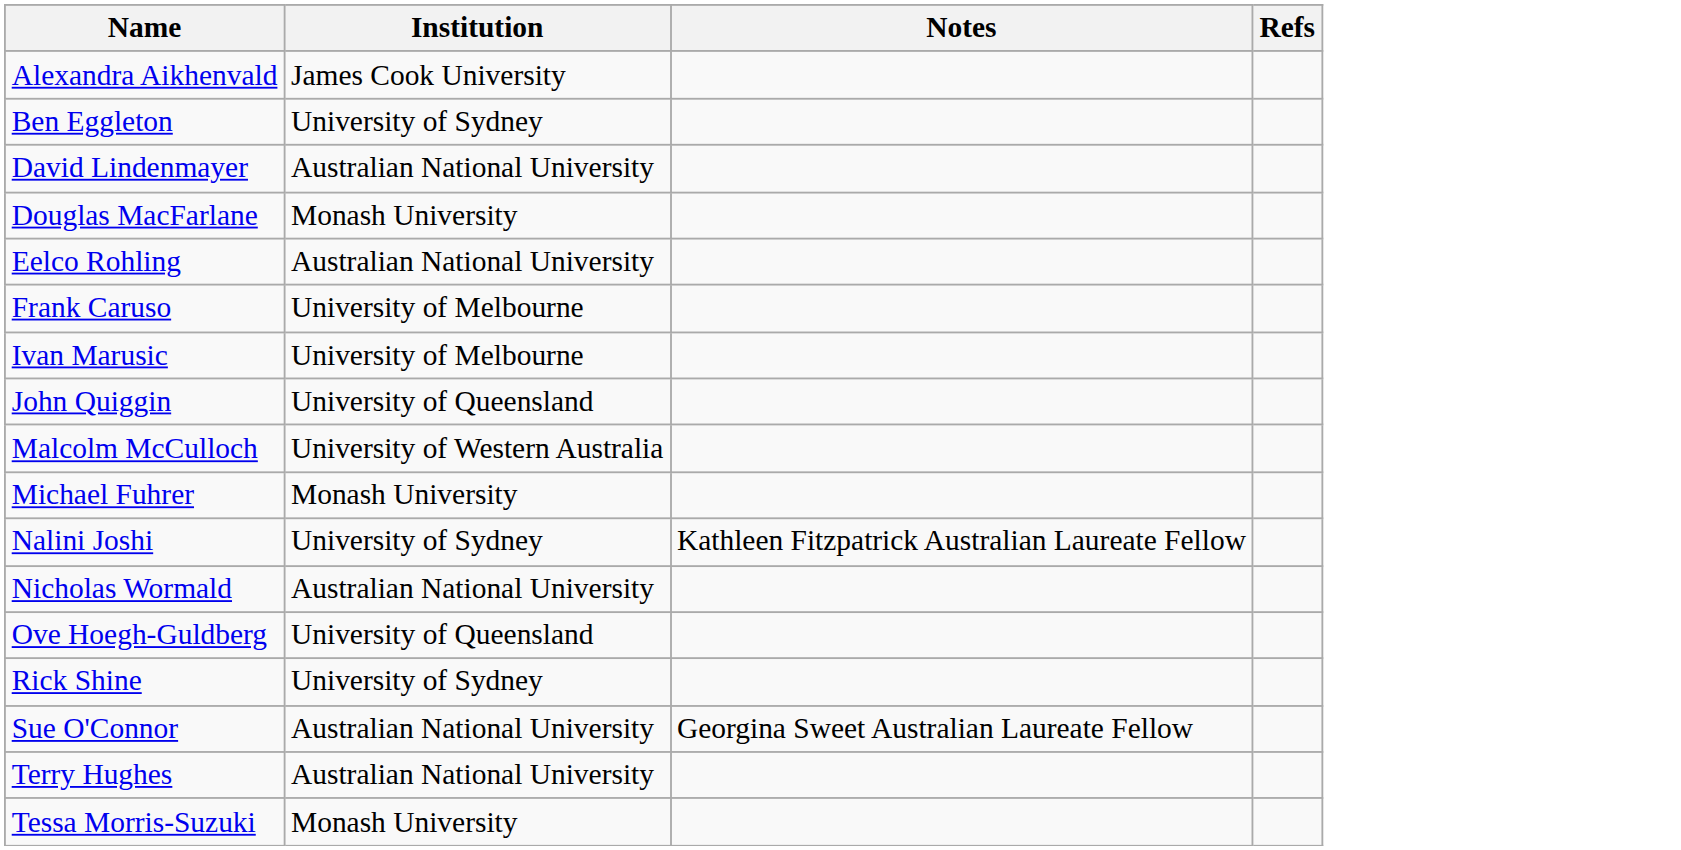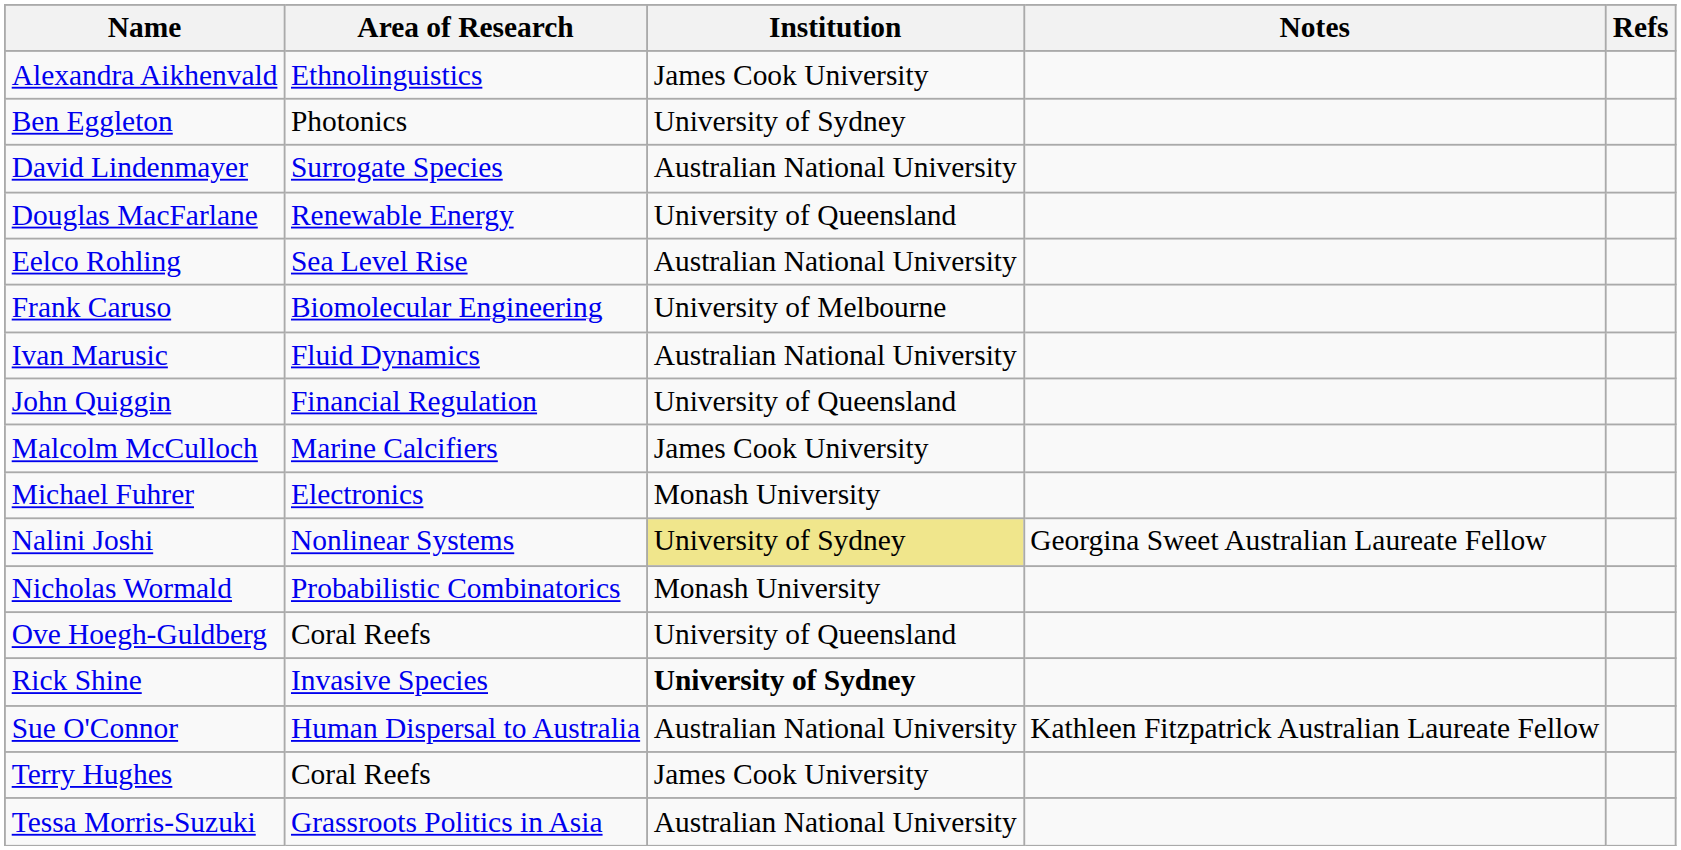+ column: (466, 27)
(404, 214) Monash University -> (805, 214) University of Queensland
(437, 354) University of Melbourne -> (835, 354) Australian National University
(477, 448) University of Western Australia -> (791, 448) James Cook University
(417, 541) no background -> (780, 541) khaki background
(961, 541) Kathleen Fitzpatrick Australian Laureate Fellow -> (1288, 541) Georgina Sweet Australian Laureate Fellow
(472, 588) Australian National University -> (767, 588) Monash University
(417, 681) normal -> (785, 681) bold
(935, 728) Georgina Sweet Australian Laureate Fellow -> (1315, 728) Kathleen Fitzpatrick Australian Laureate Fellow
(472, 774) Australian National University -> (791, 774) James Cook University
(404, 821) Monash University -> (835, 821) Australian National University
